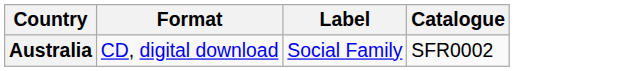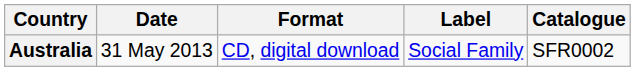+ column: (157, 19)
